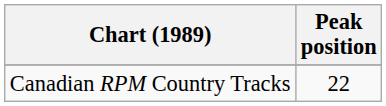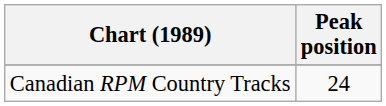(339, 82) 22 -> (339, 82) 24
